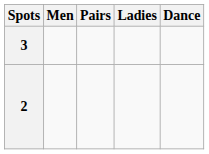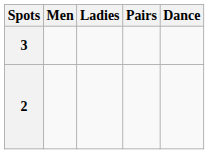columns swapped: (137, 15) <-> (96, 15)
